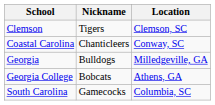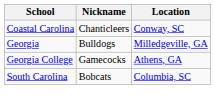- row: (25, 28)
(95, 76) Bobcats -> (102, 60) Gamecocks
(102, 92) Gamecocks -> (95, 76) Bobcats
